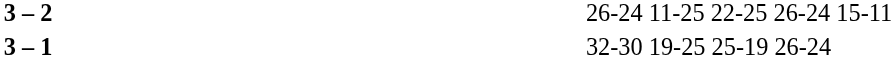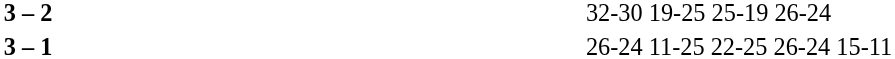(739, 13) 26-24 11-25 22-25 26-24 15-11 -> (709, 13) 32-30 19-25 25-19 26-24
(709, 47) 32-30 19-25 25-19 26-24 -> (739, 47) 26-24 11-25 22-25 26-24 15-11
